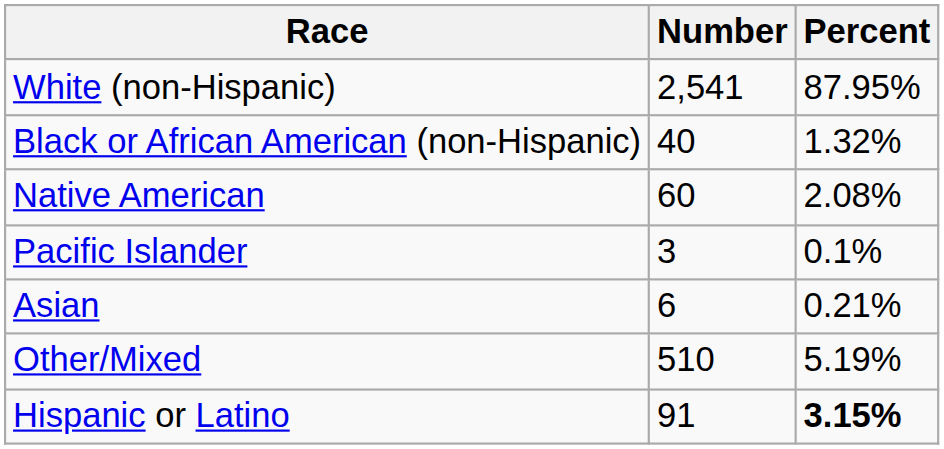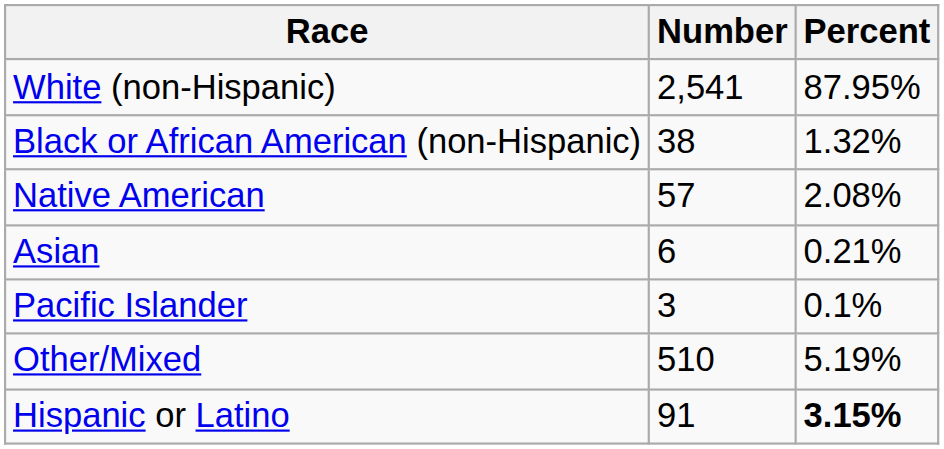(676, 141) 40 -> (676, 141) 38
(676, 196) 60 -> (676, 196) 57
rows swapped: (56, 305) <-> (130, 251)
